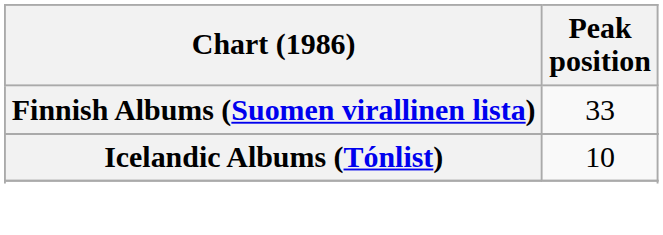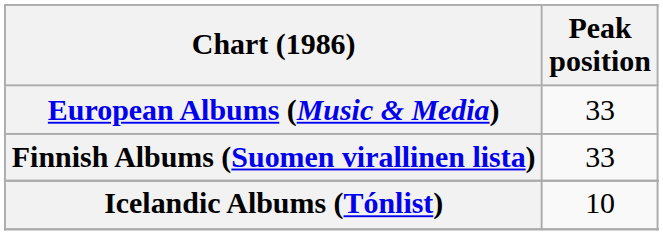+ row: (274, 109)
